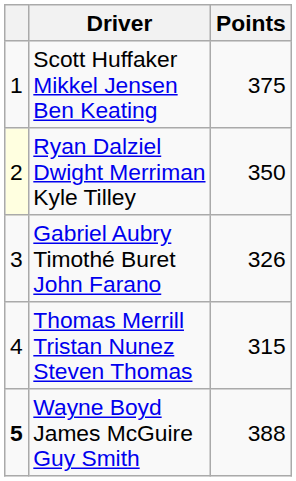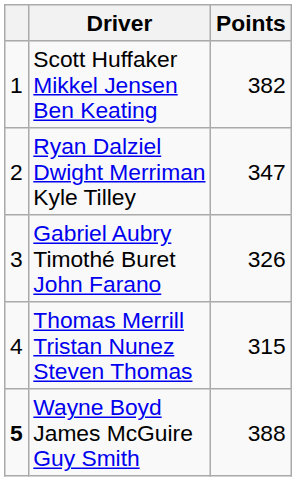(267, 85) 375 -> (267, 85) 382
(16, 172) lightyellow background -> (16, 172) no background
(267, 172) 350 -> (267, 172) 347
